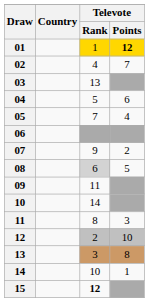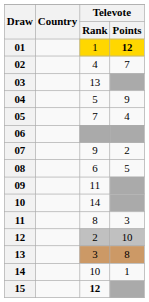(127, 99) 6 -> (127, 99) 9
(95, 168) lightgrey background -> (95, 168) no background
